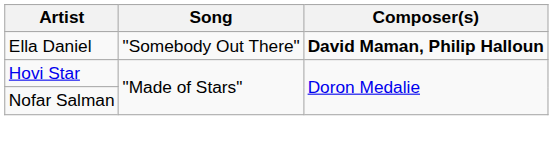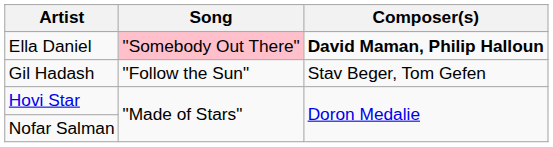(211, 45) no background -> (211, 45) pink background
+ row: (52, 73)
